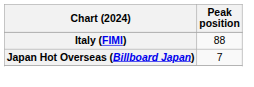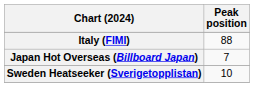+ row: (104, 73)
